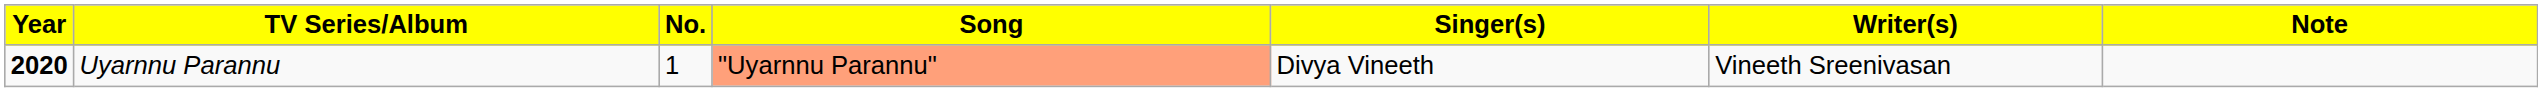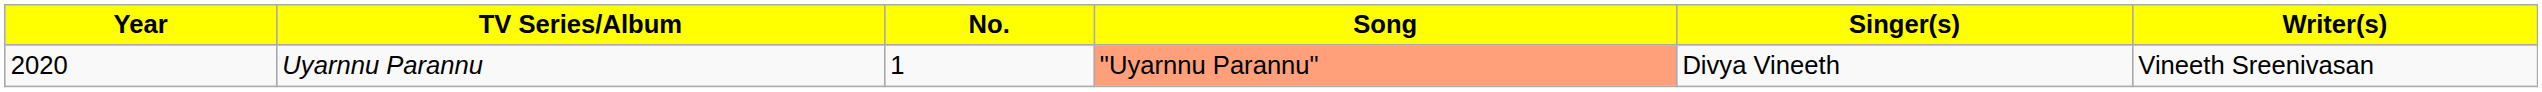- column: (2320, 24)
(39, 65) bold -> (39, 65) normal
